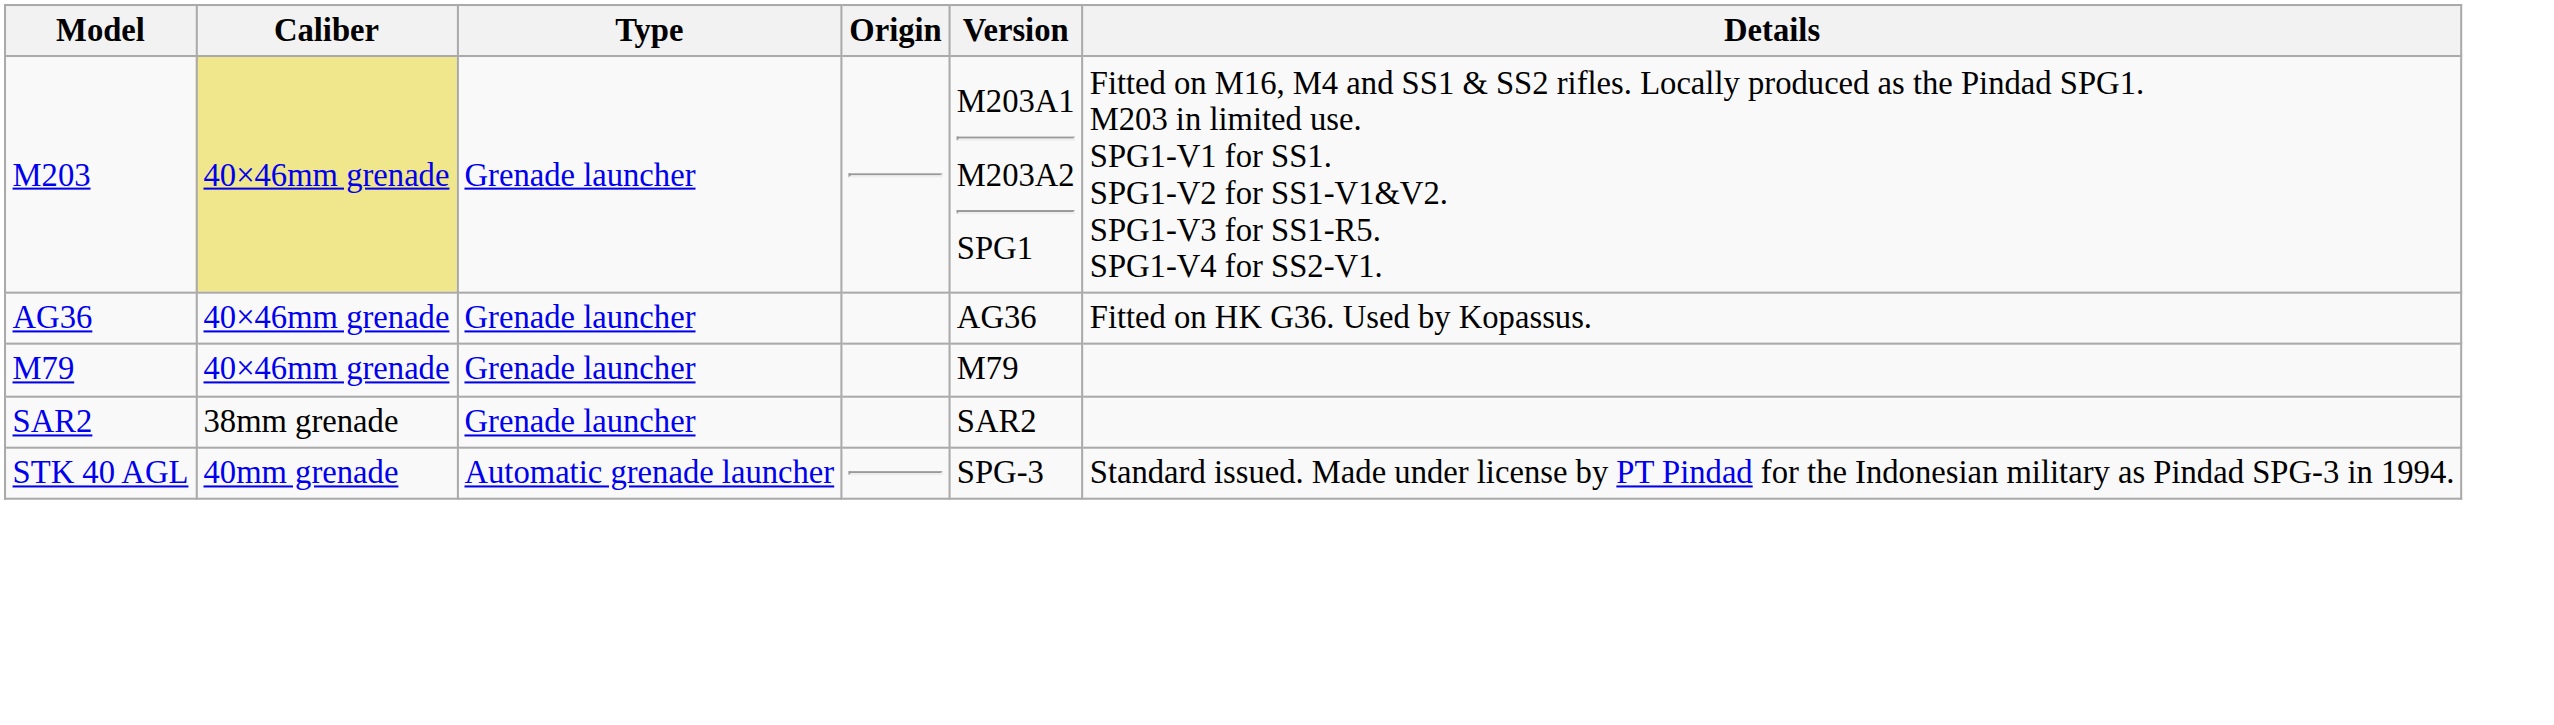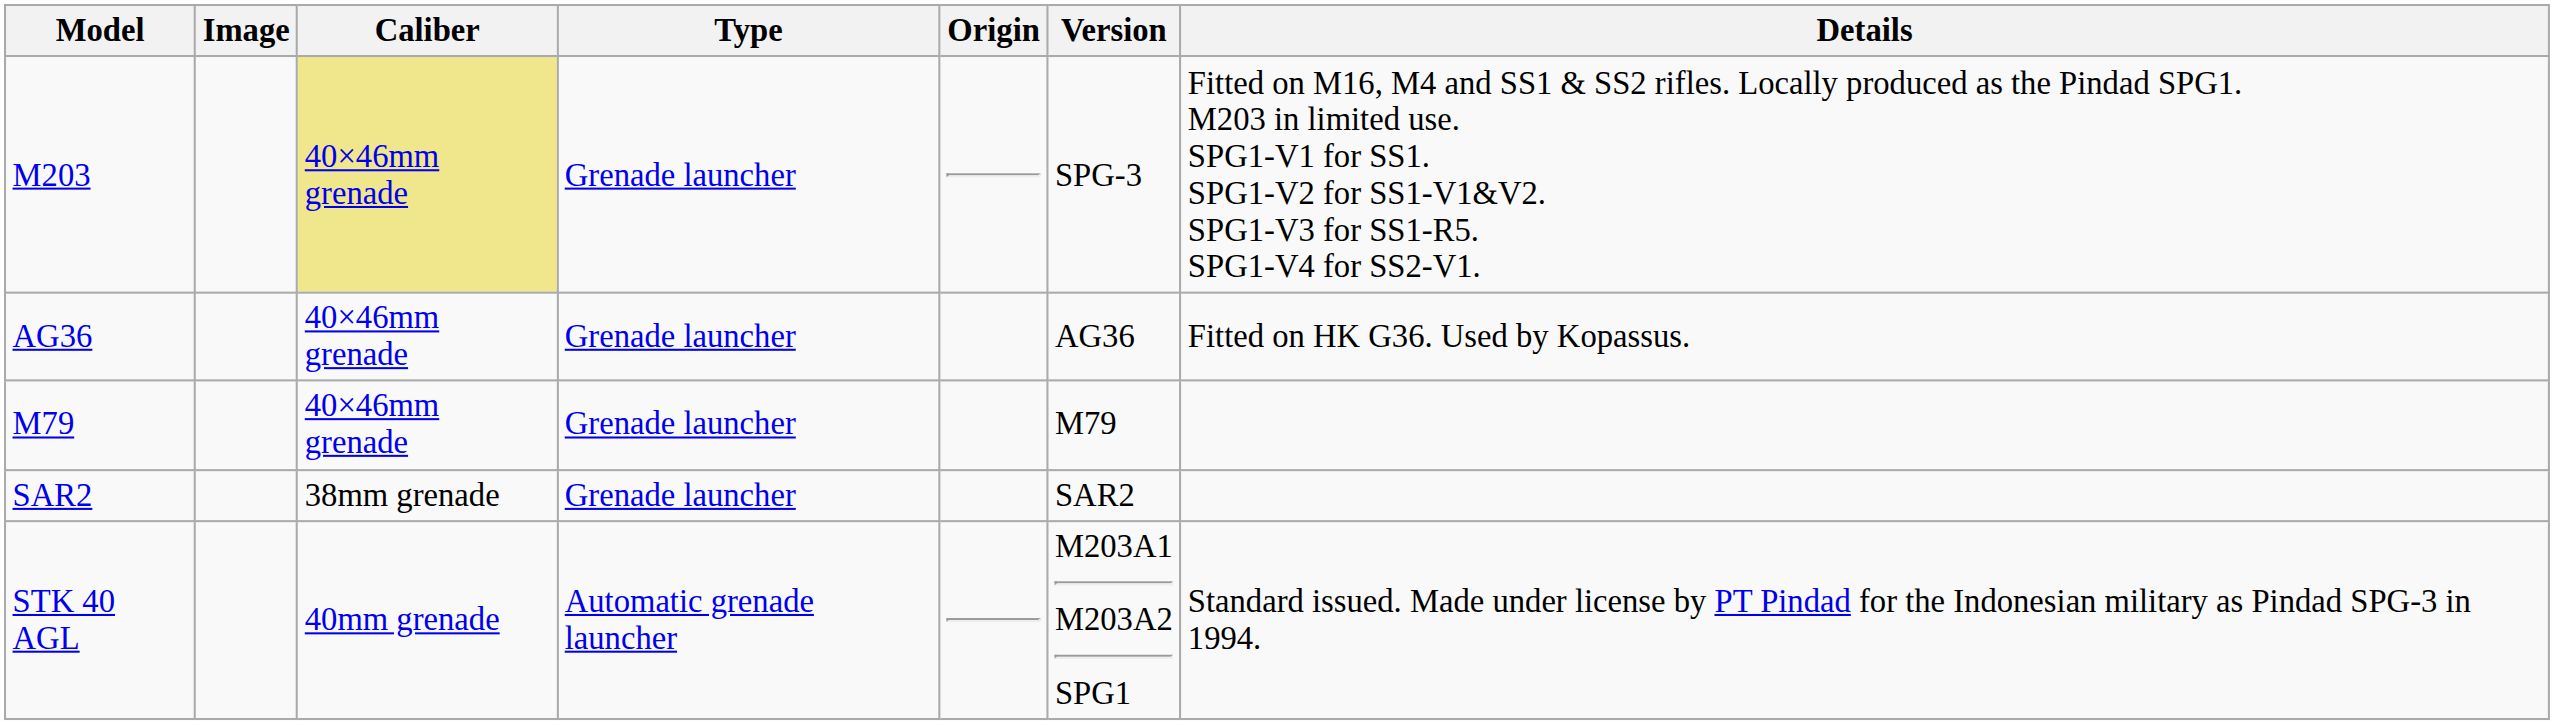+ column: (246, 30)
(1016, 173) M203A1 M203A2 SPG1 -> (1098, 173) SPG-3
(1000, 472) SPG-3 -> (1114, 619) M203A1 M203A2 SPG1
